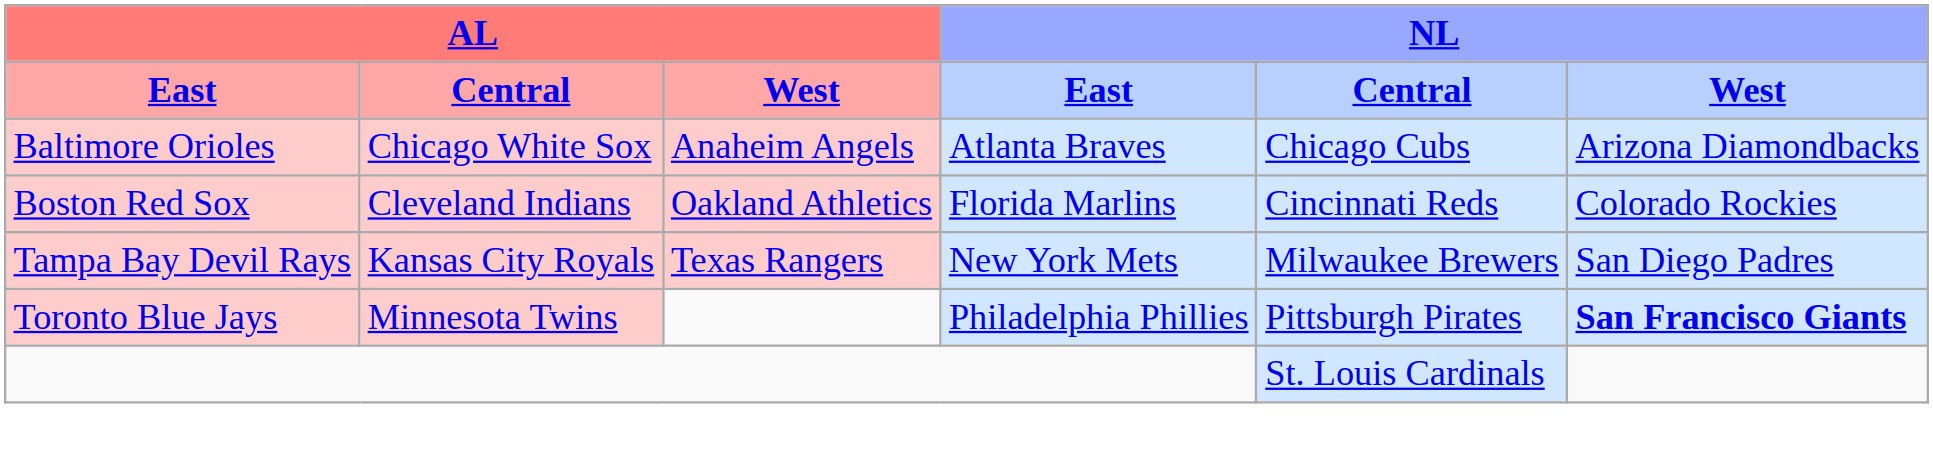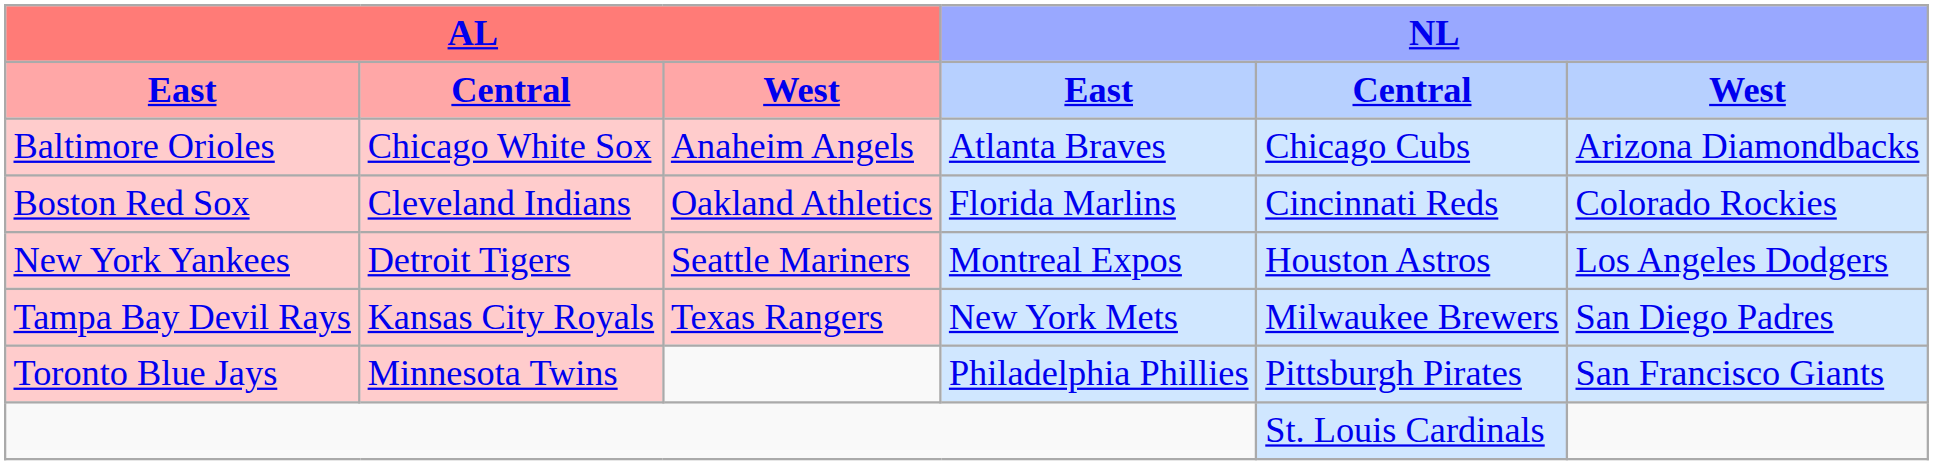+ row: (152, 260)
(1741, 316) bold -> (1730, 373) normal
